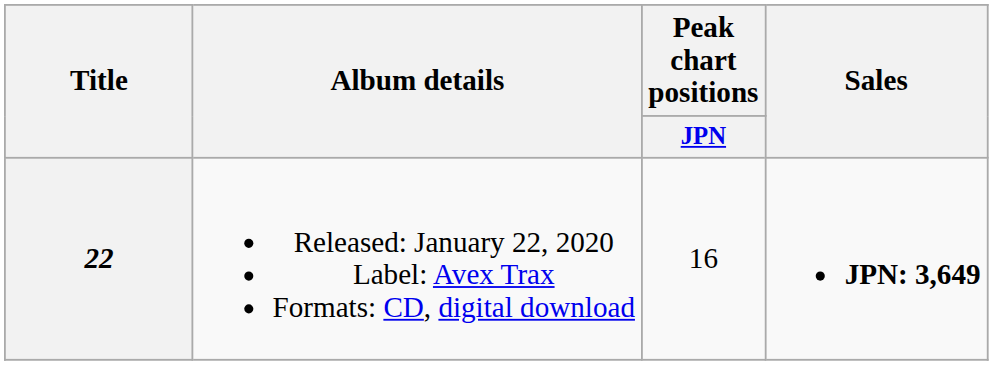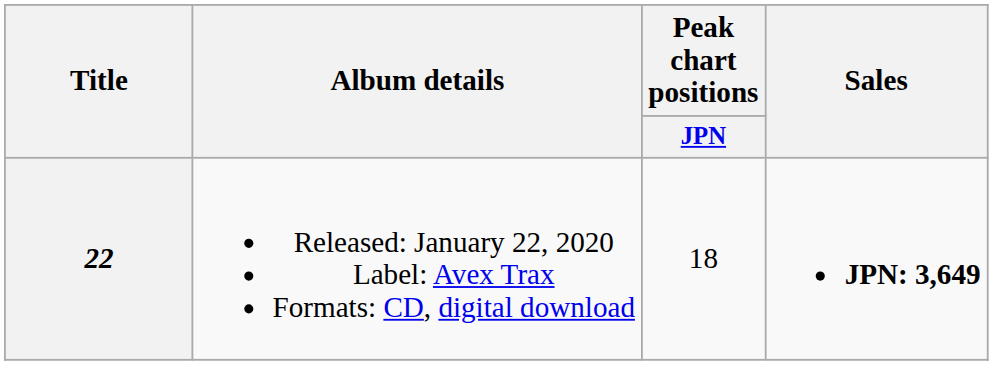(703, 258) 16 -> (703, 258) 18
